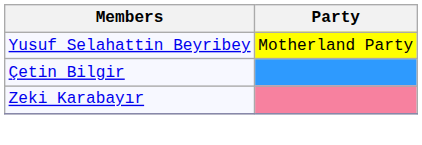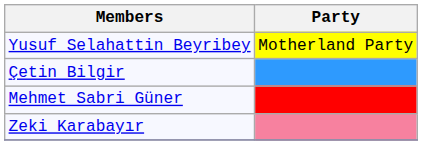+ row: (96, 99)
